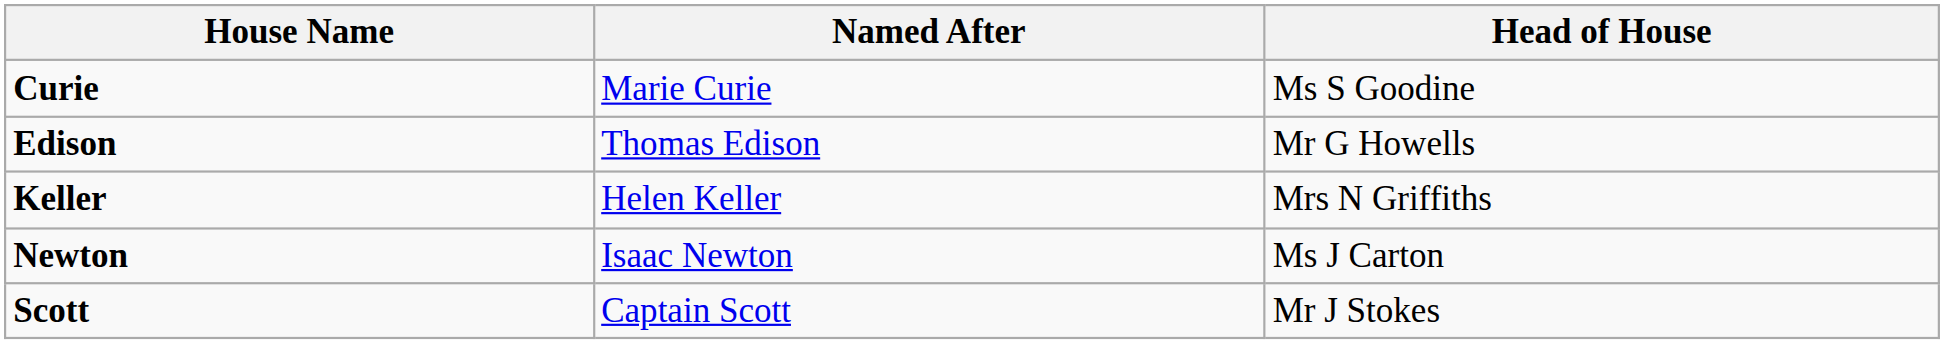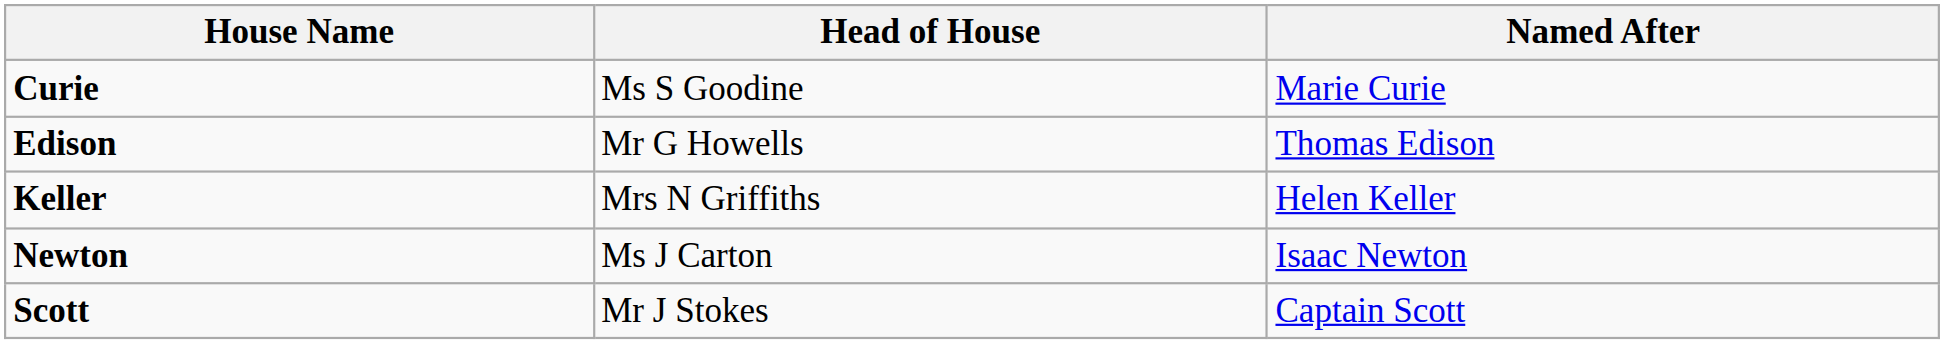columns swapped: (1602, 32) <-> (929, 32)
